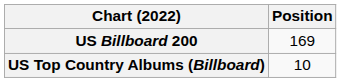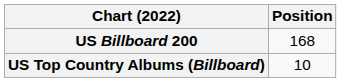(302, 41) 169 -> (302, 41) 168
